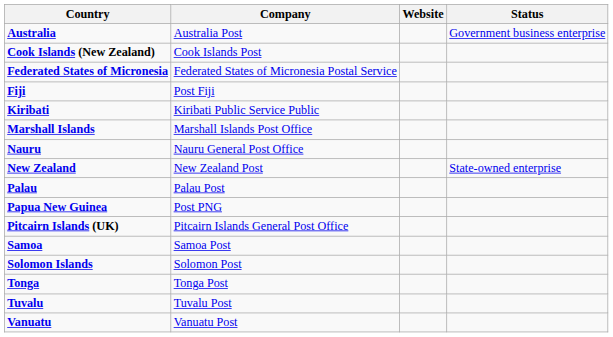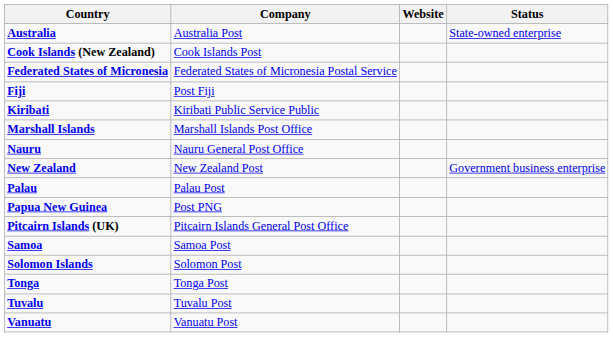(527, 33) Government business enterprise -> (505, 33) State-owned enterprise
(505, 168) State-owned enterprise -> (527, 168) Government business enterprise
